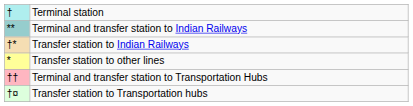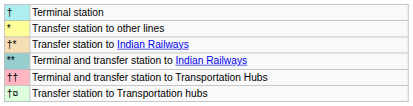rows swapped: (98, 61) <-> (140, 28)
